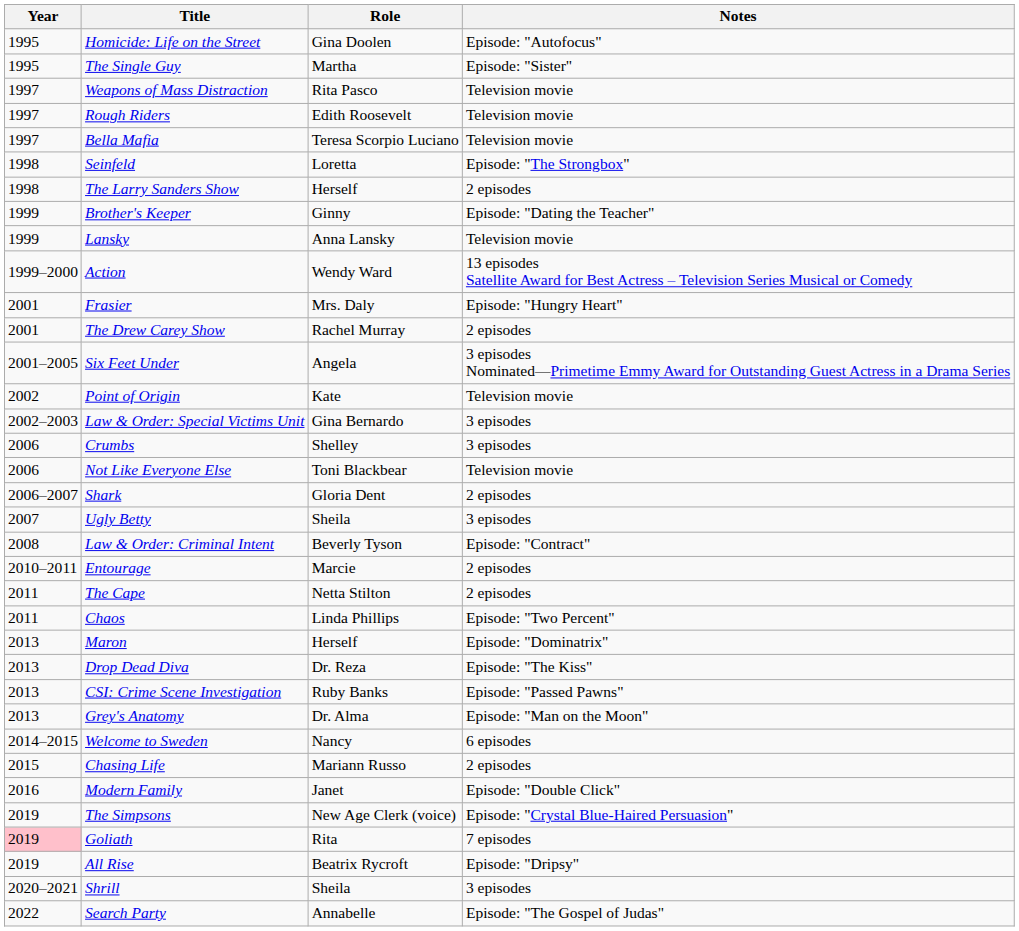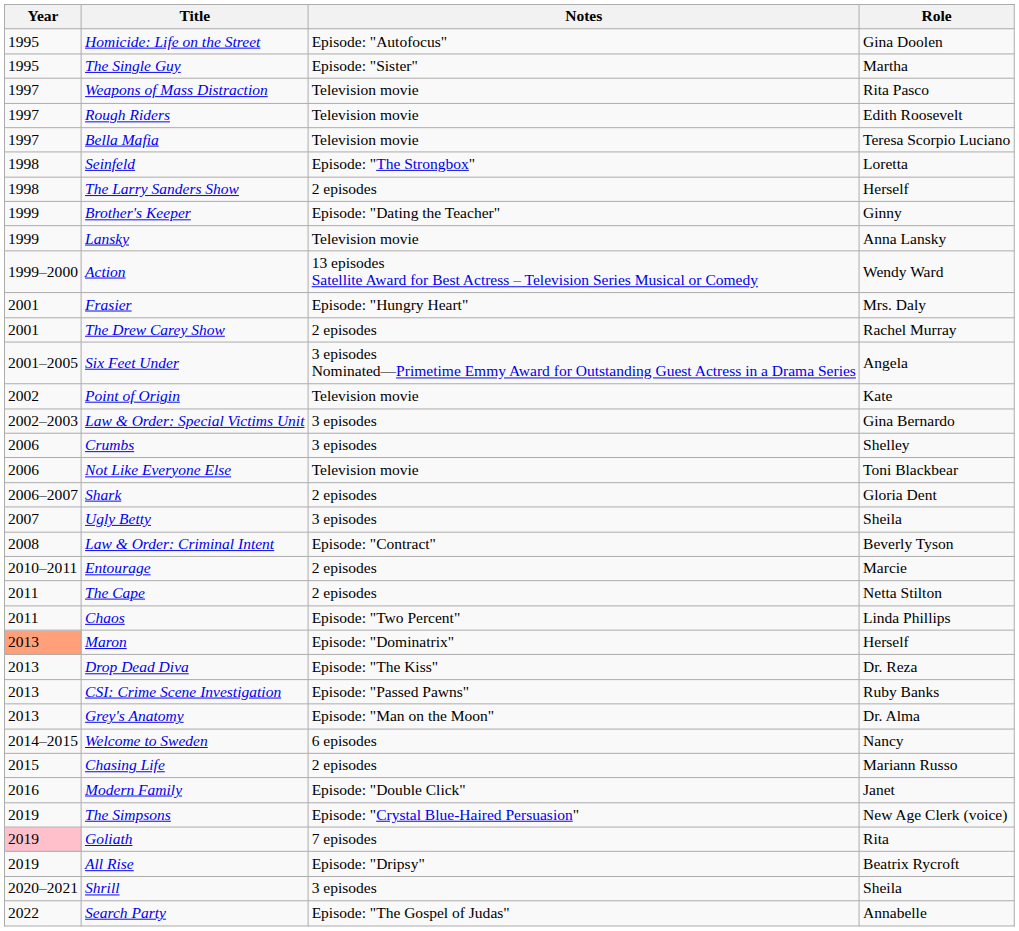columns swapped: (385, 16) <-> (738, 16)
(24, 642) no background -> (24, 642) lightsalmon background
